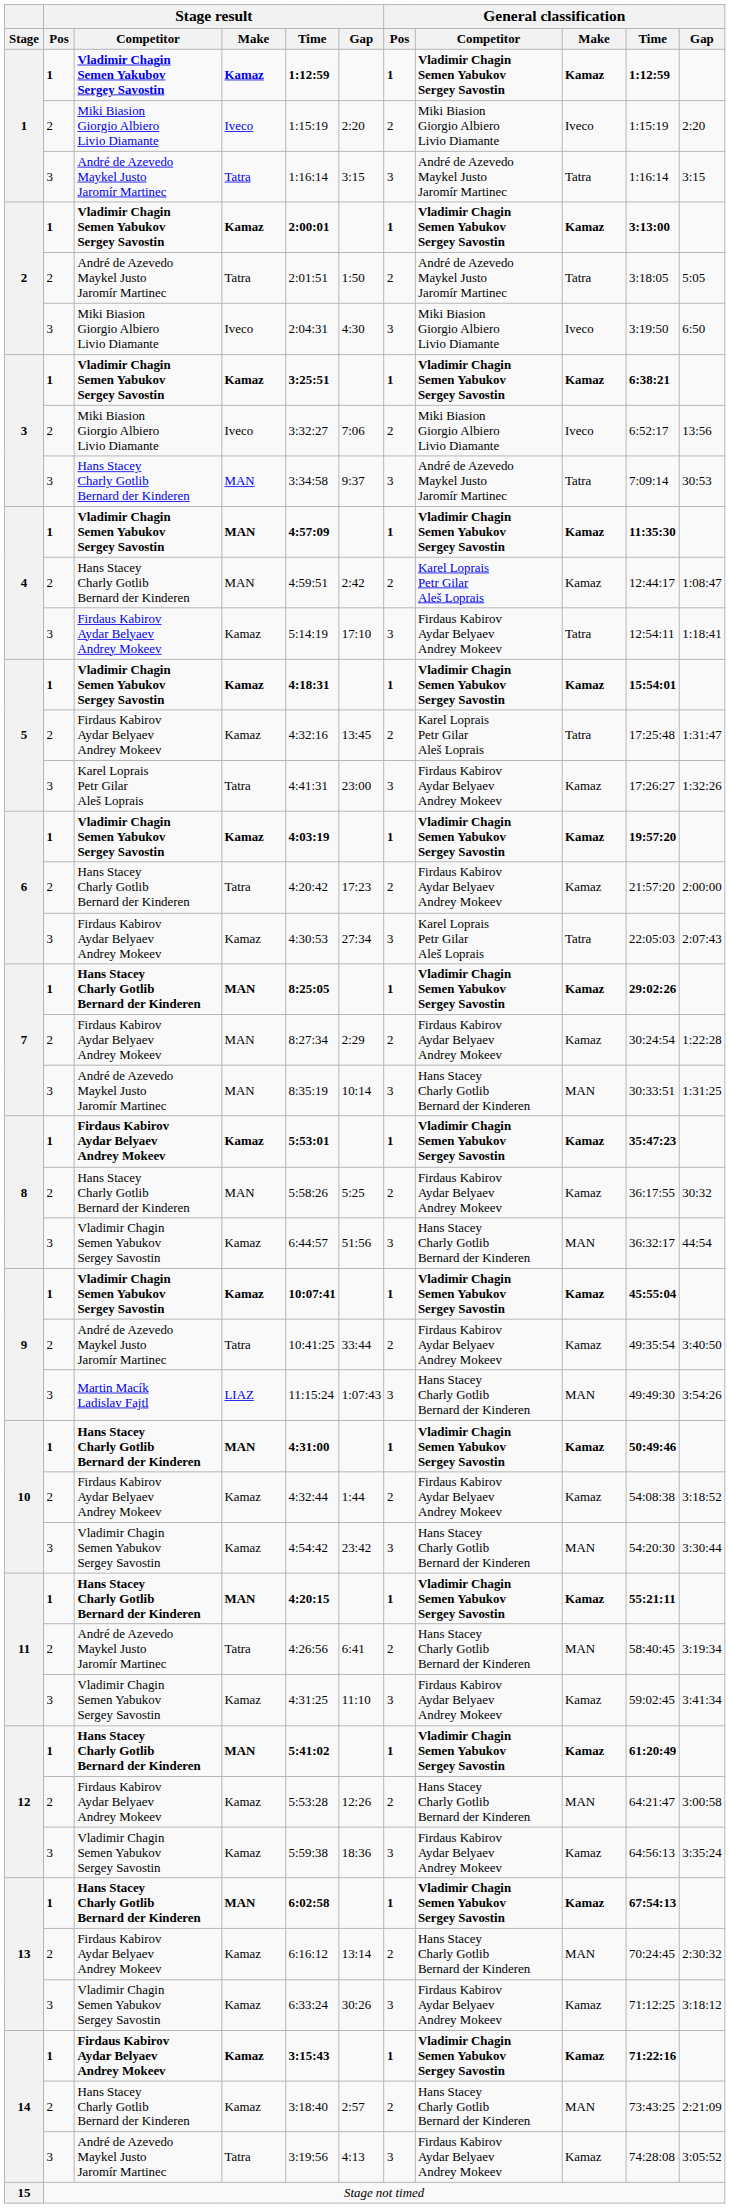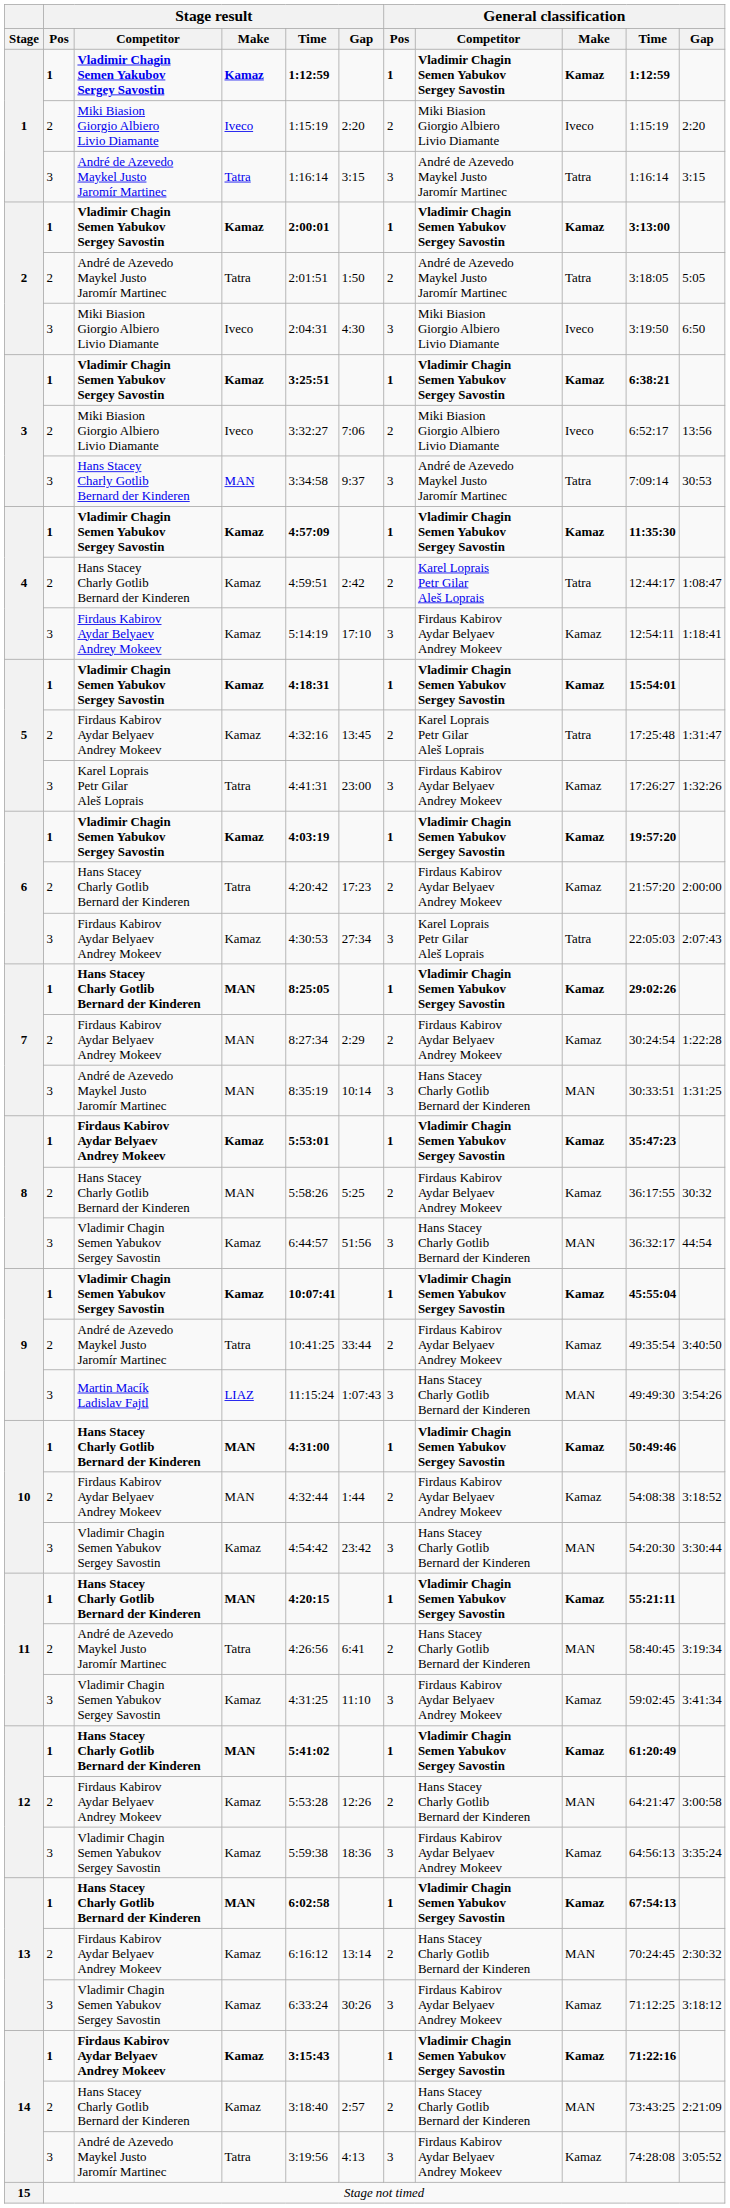(240, 531) MAN -> (244, 531) Kamaz
(240, 582) MAN -> (243, 582) Kamaz
(583, 582) Kamaz -> (578, 582) Tatra
(578, 633) Tatra -> (583, 633) Kamaz
(243, 1496) Kamaz -> (240, 1496) MAN
